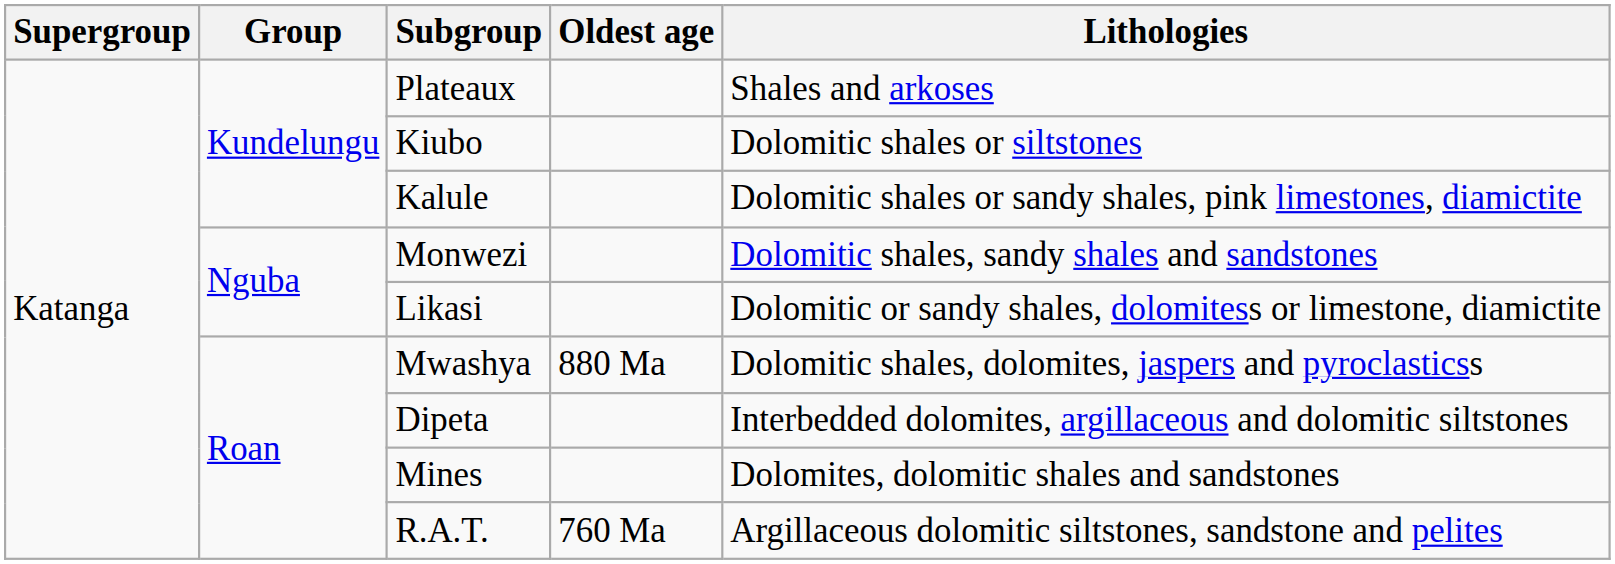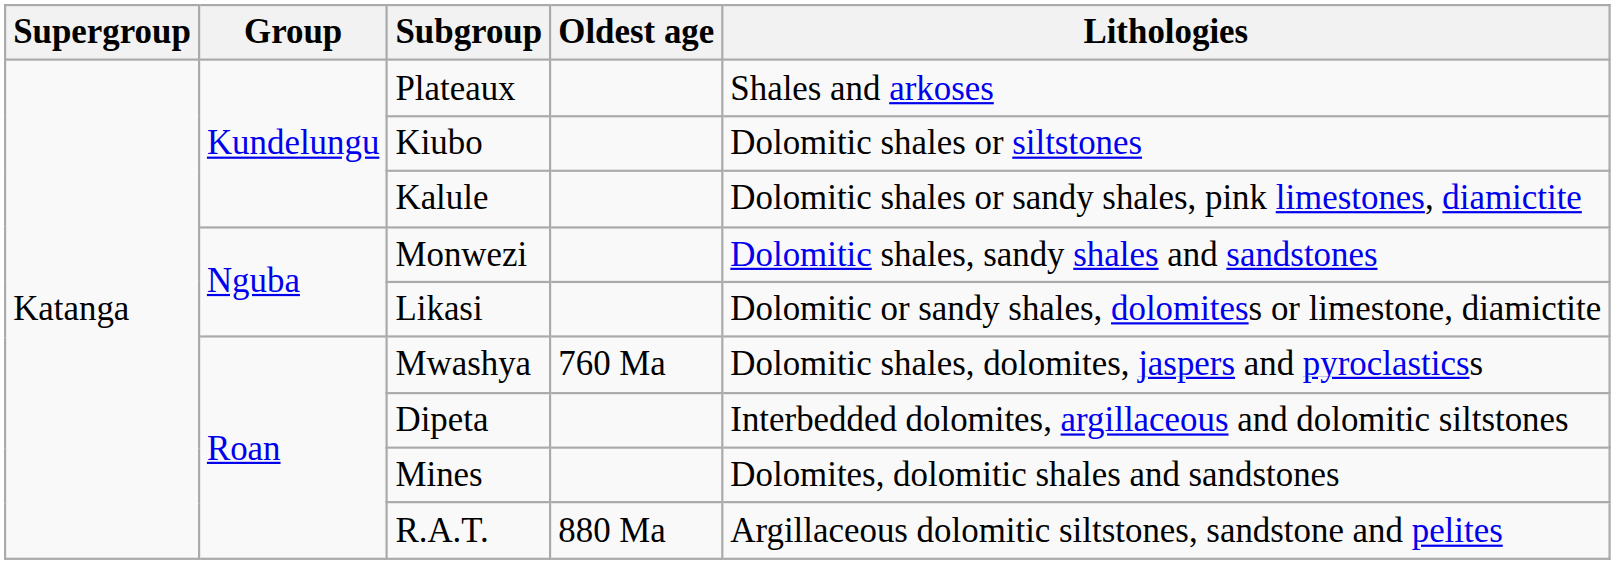(612, 364) 880 Ma -> (612, 364) 760 Ma
(612, 530) 760 Ma -> (612, 530) 880 Ma
